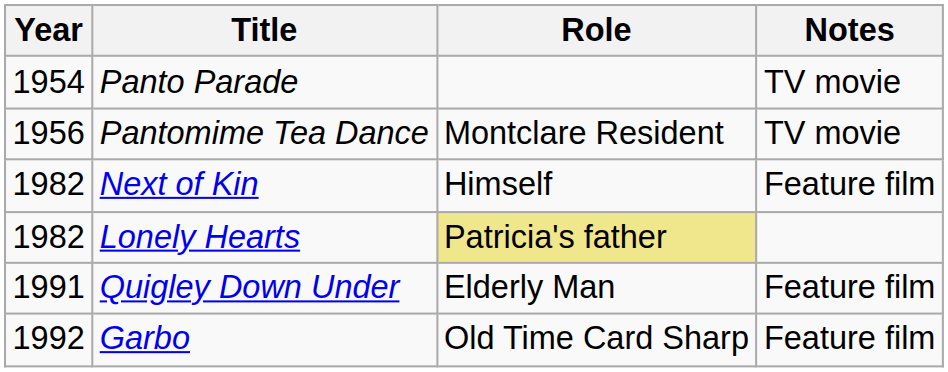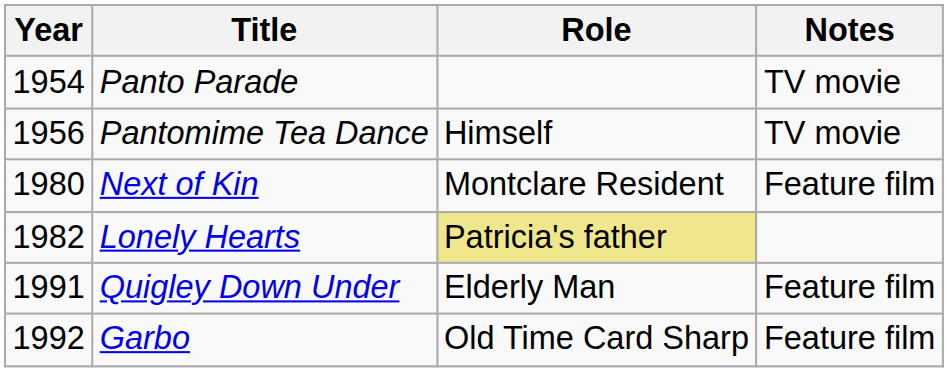(584, 133) Montclare Resident -> (498, 133) Himself
(49, 184) 1982 -> (49, 184) 1980
(498, 184) Himself -> (584, 184) Montclare Resident
